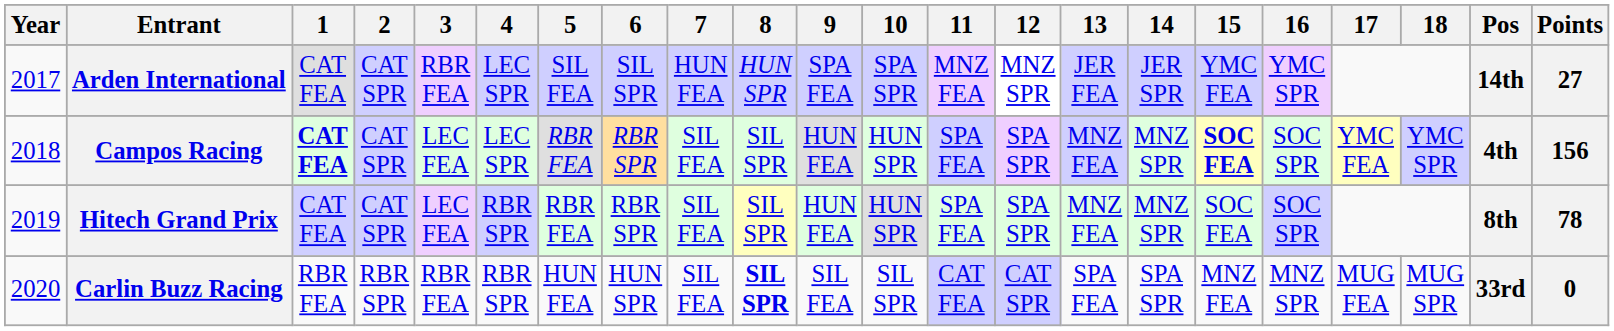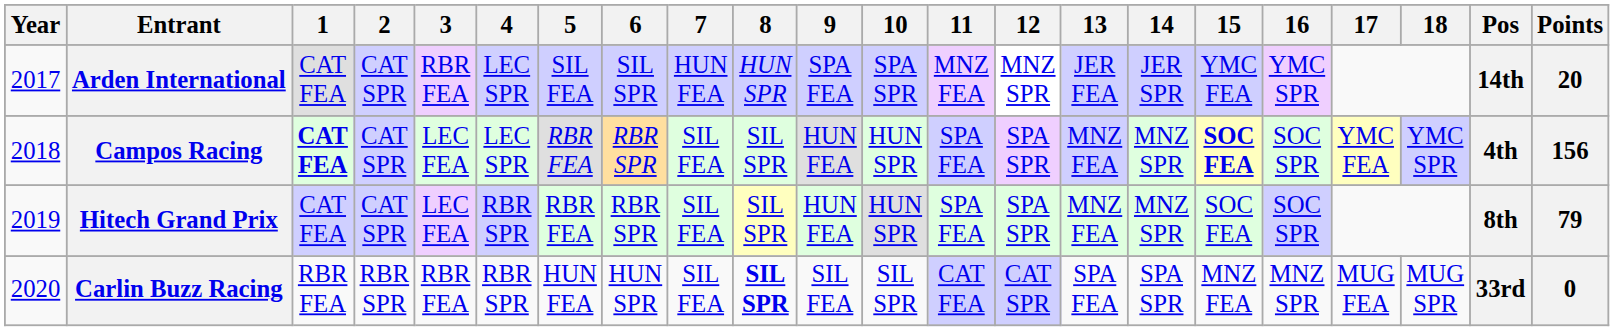(1570, 79) 27 -> (1570, 79) 20
(1570, 219) 78 -> (1570, 219) 79
